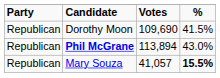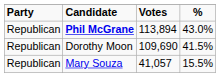rows swapped: (100, 47) <-> (99, 30)
(198, 64) bold -> (198, 64) normal
